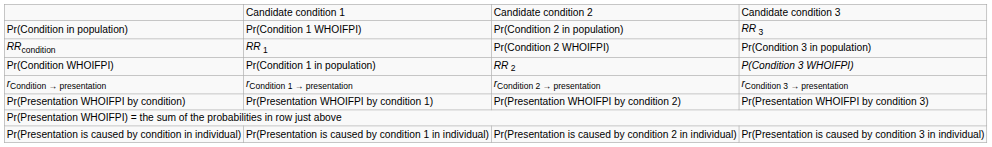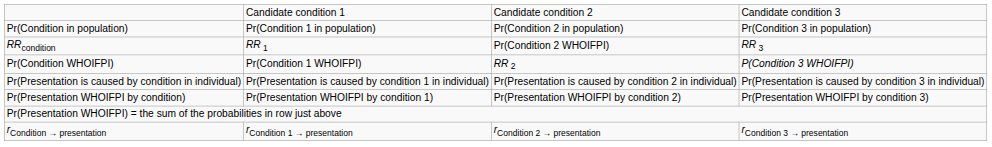(304, 29) Pr(Condition 1 WHOIFPI) -> (311, 28) Pr(Condition 1 in population)
(752, 30) RR 3 -> (806, 28) Pr(Condition 3 in population)
(806, 48) Pr(Condition 3 in population) -> (752, 46) RR 3
(311, 66) Pr(Condition 1 in population) -> (304, 64) Pr(Condition 1 WHOIFPI)
rows swapped: (57, 85) <-> (124, 134)
